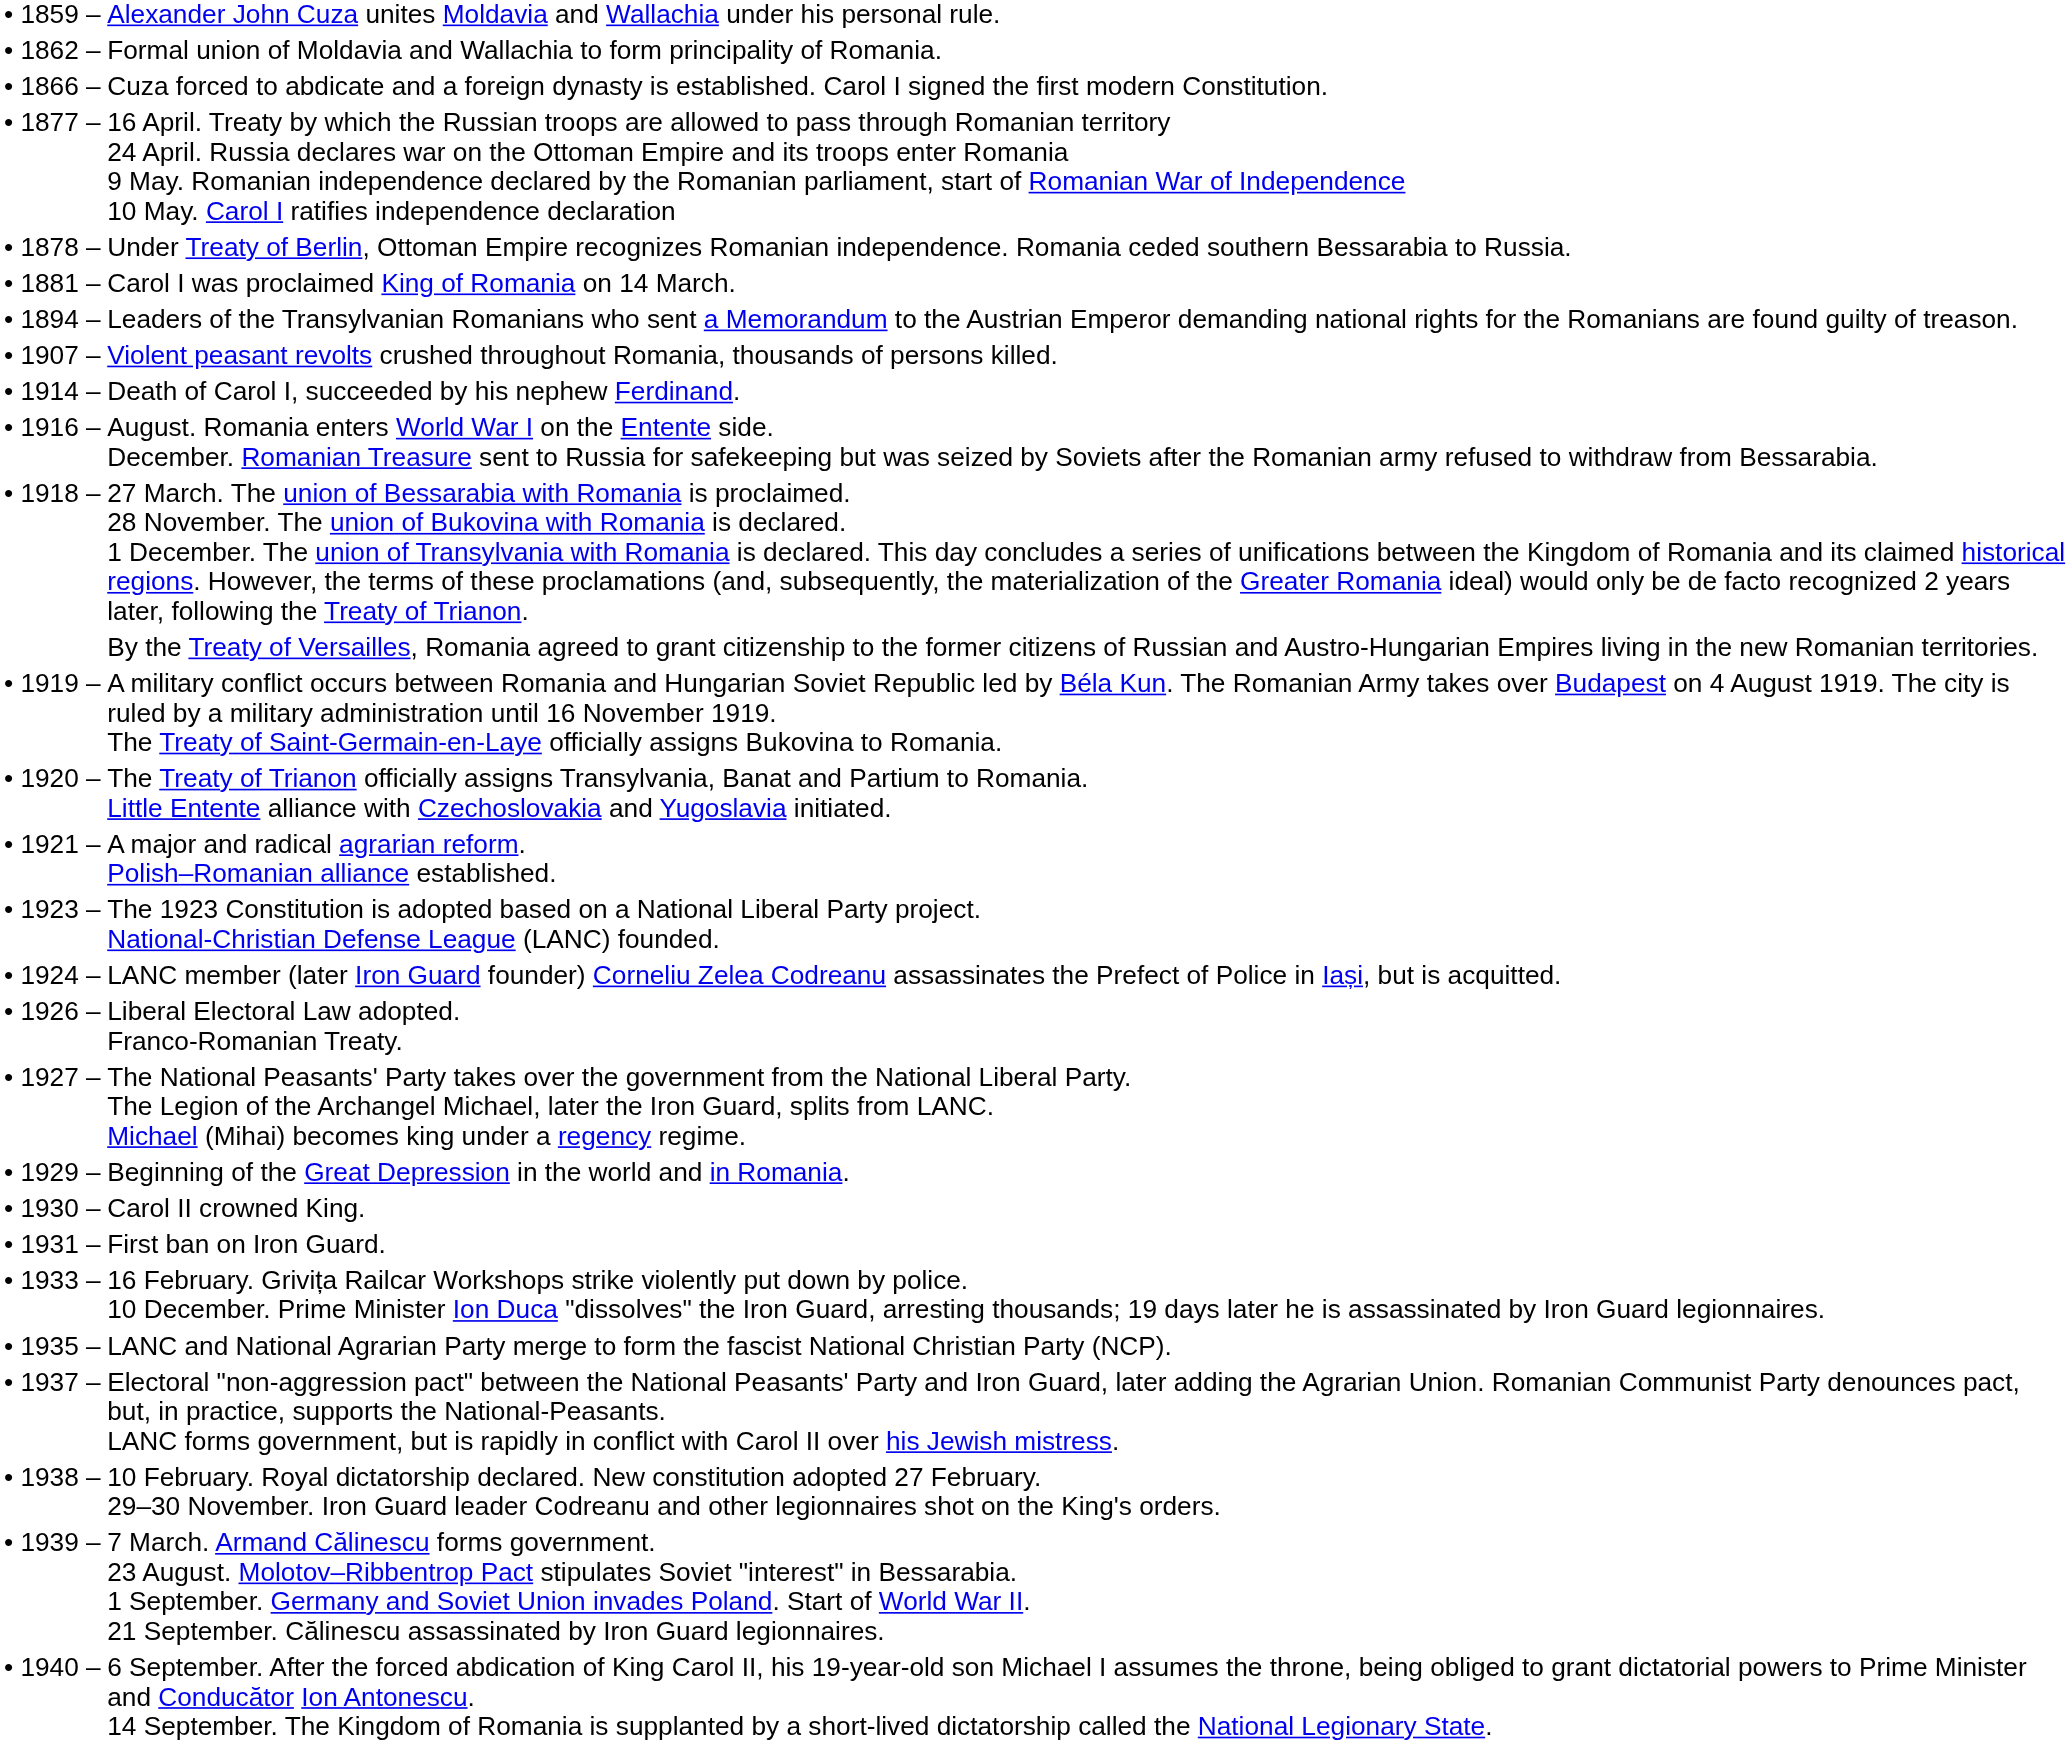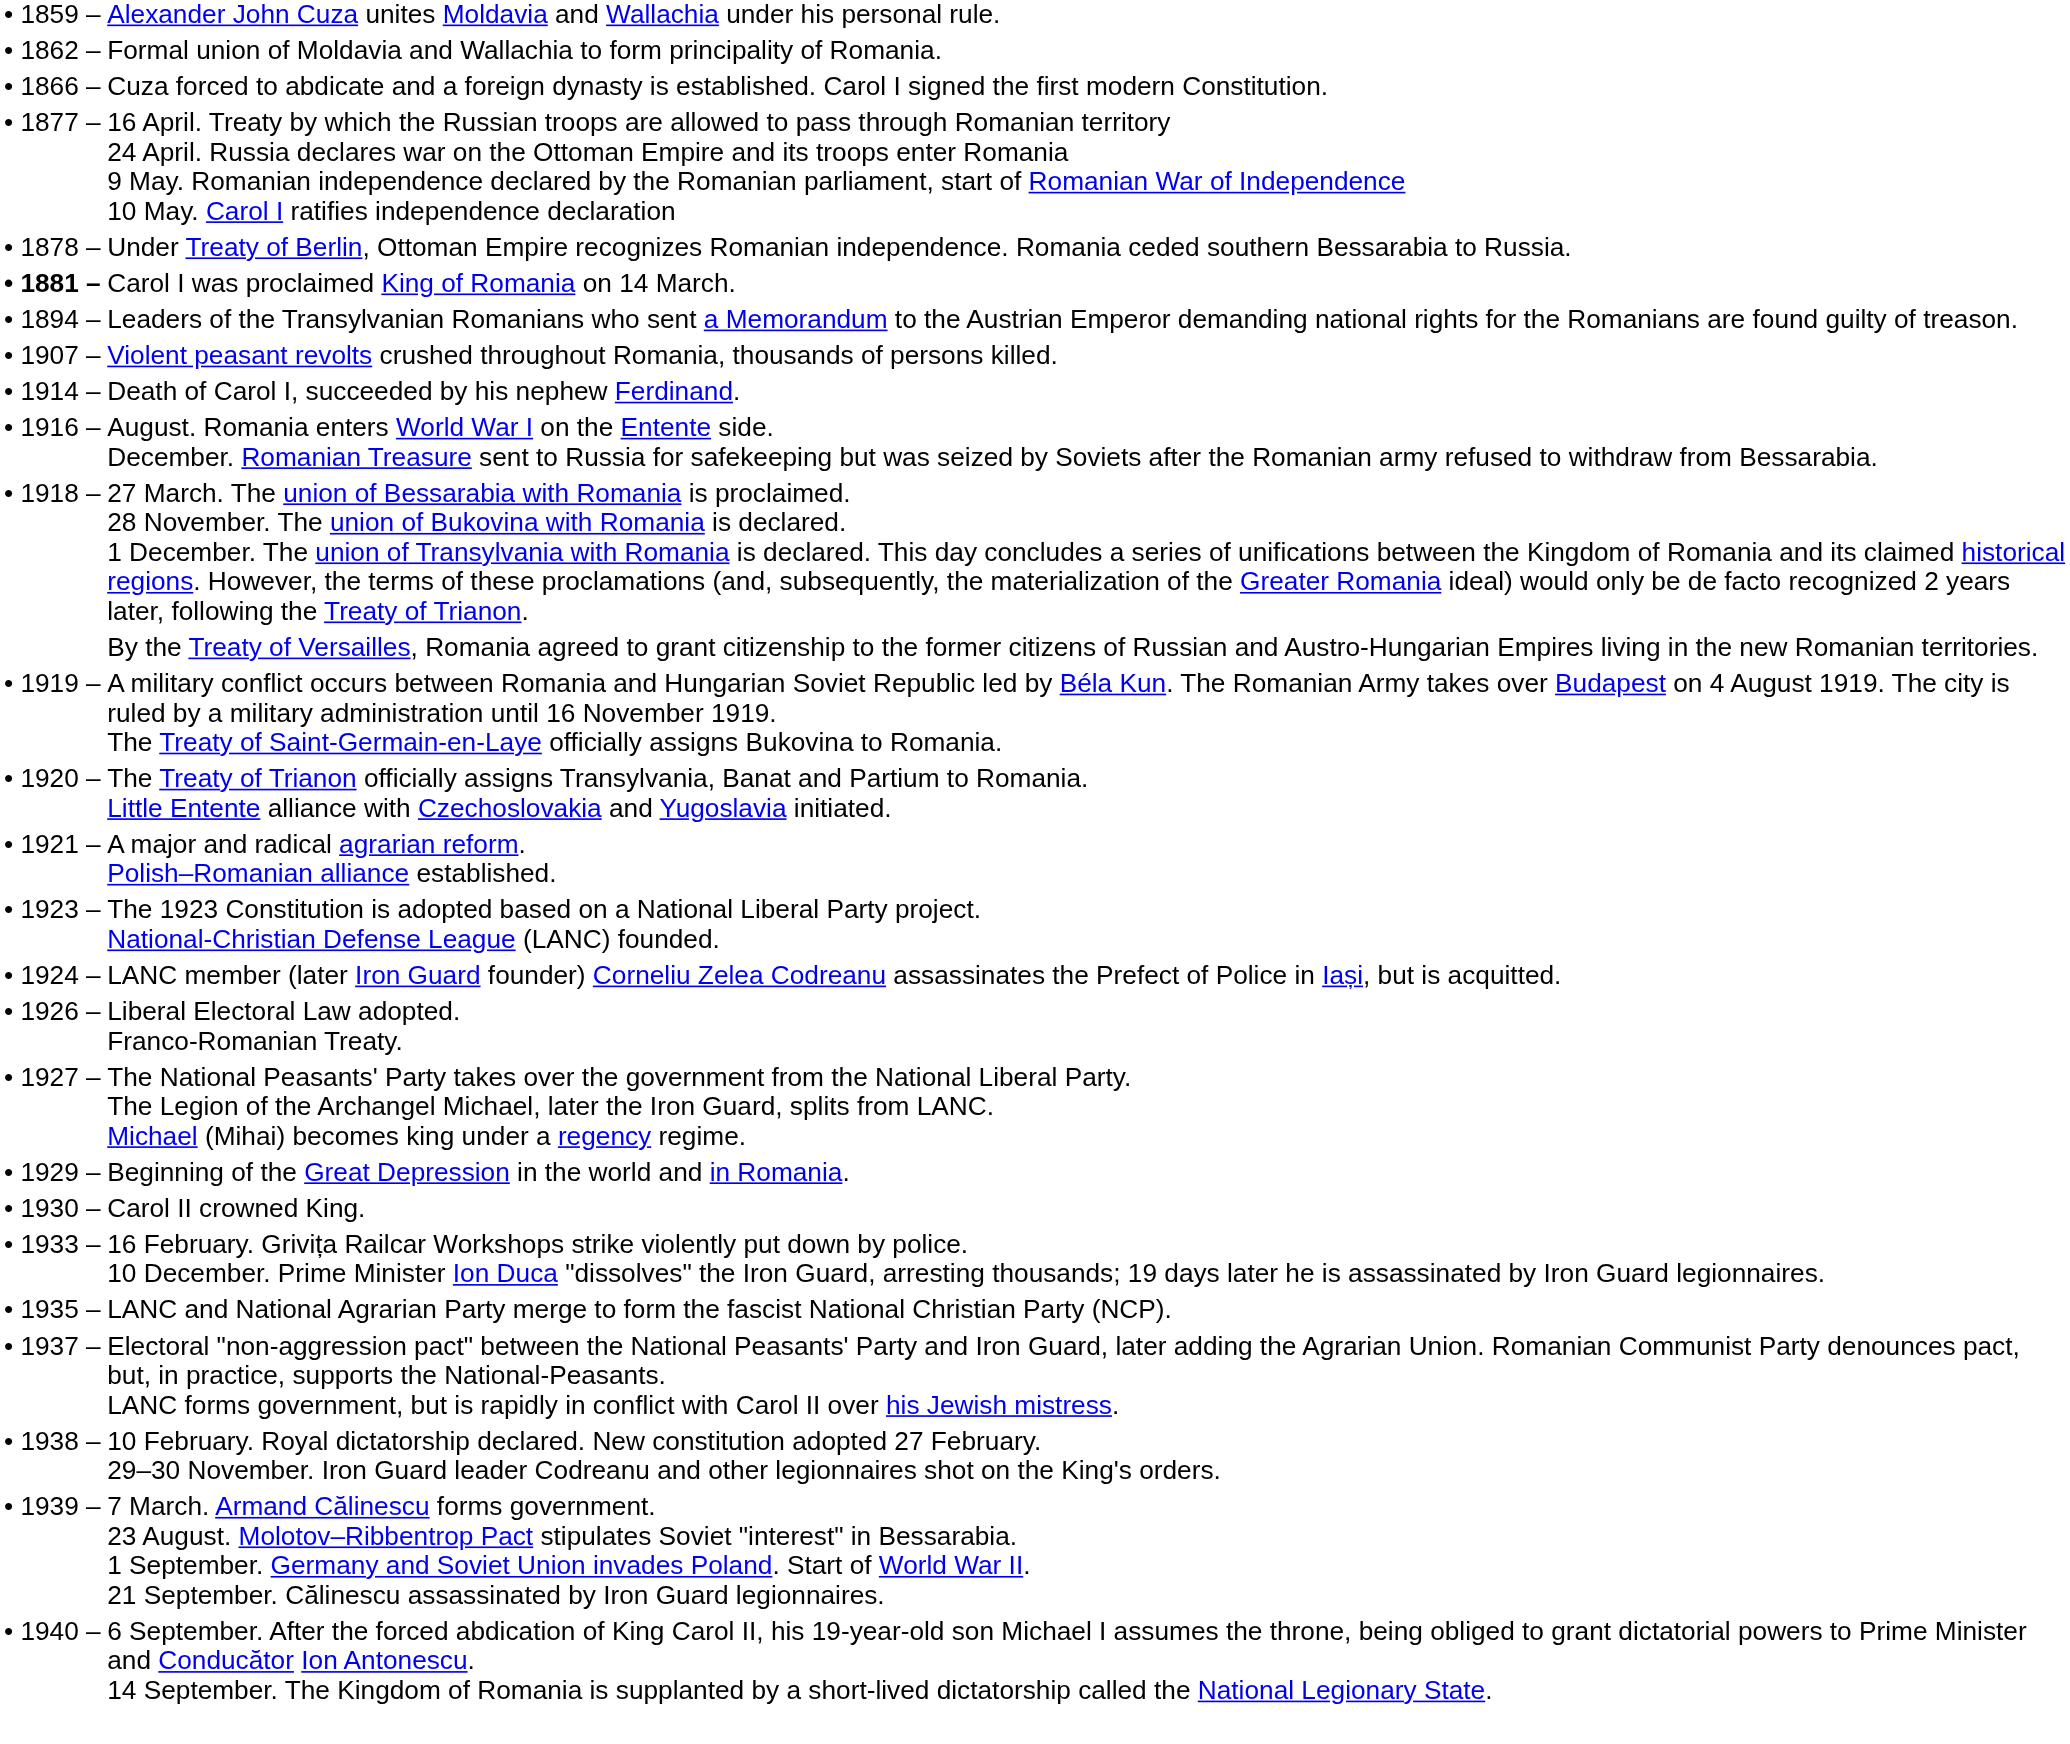(52, 283) normal -> (52, 283) bold
- row: (246, 1244)
